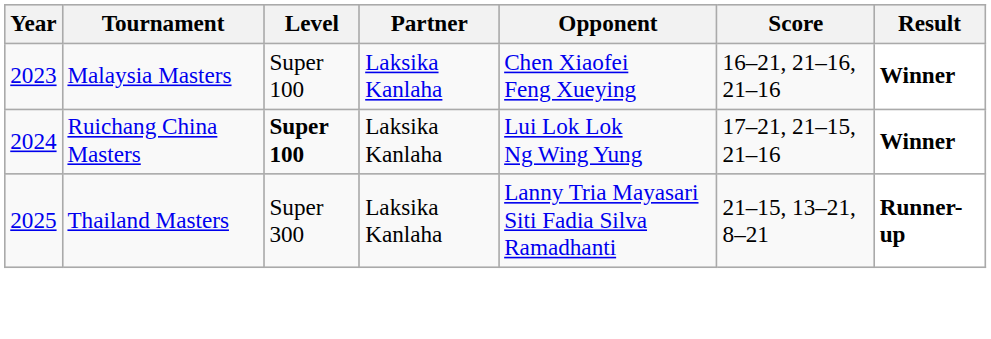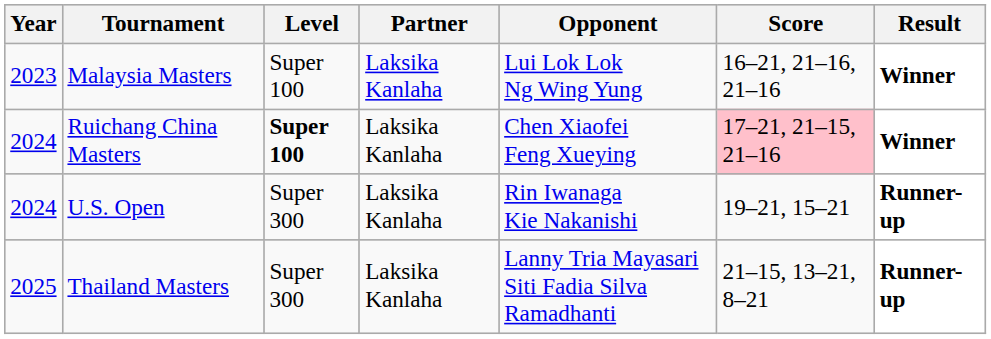(570, 75) Chen Xiaofei Feng Xueying -> (573, 75) Lui Lok Lok Ng Wing Yung
(573, 141) Lui Lok Lok Ng Wing Yung -> (570, 141) Chen Xiaofei Feng Xueying
(789, 141) no background -> (789, 141) pink background
+ row: (116, 207)
